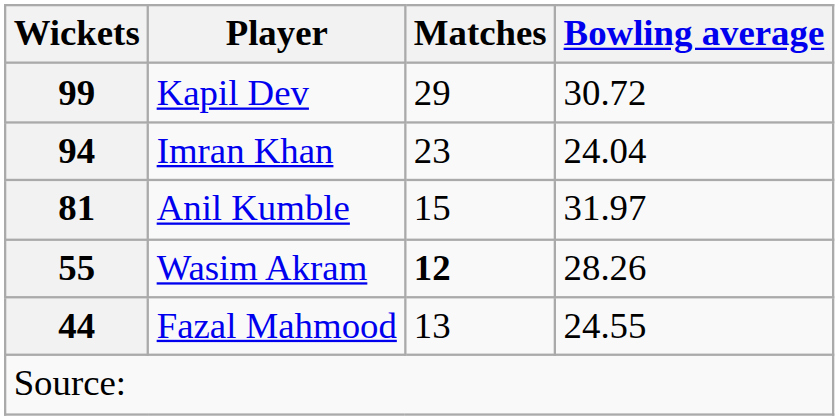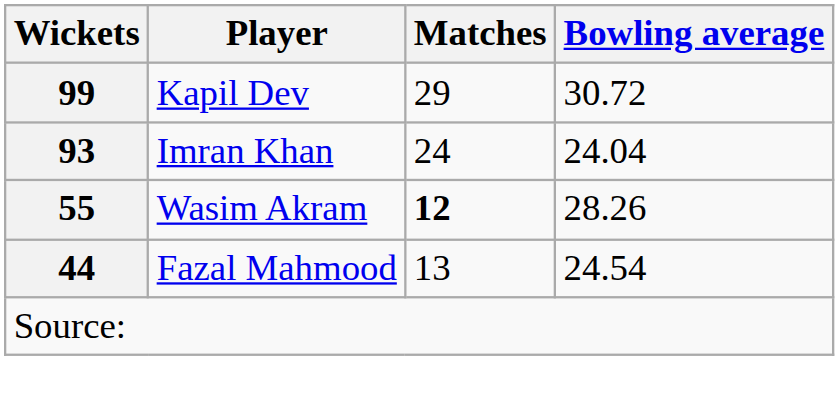(77, 150) 94 -> (77, 150) 93
(432, 150) 23 -> (432, 150) 24
- row: (253, 208)
(605, 325) 24.55 -> (605, 267) 24.54
